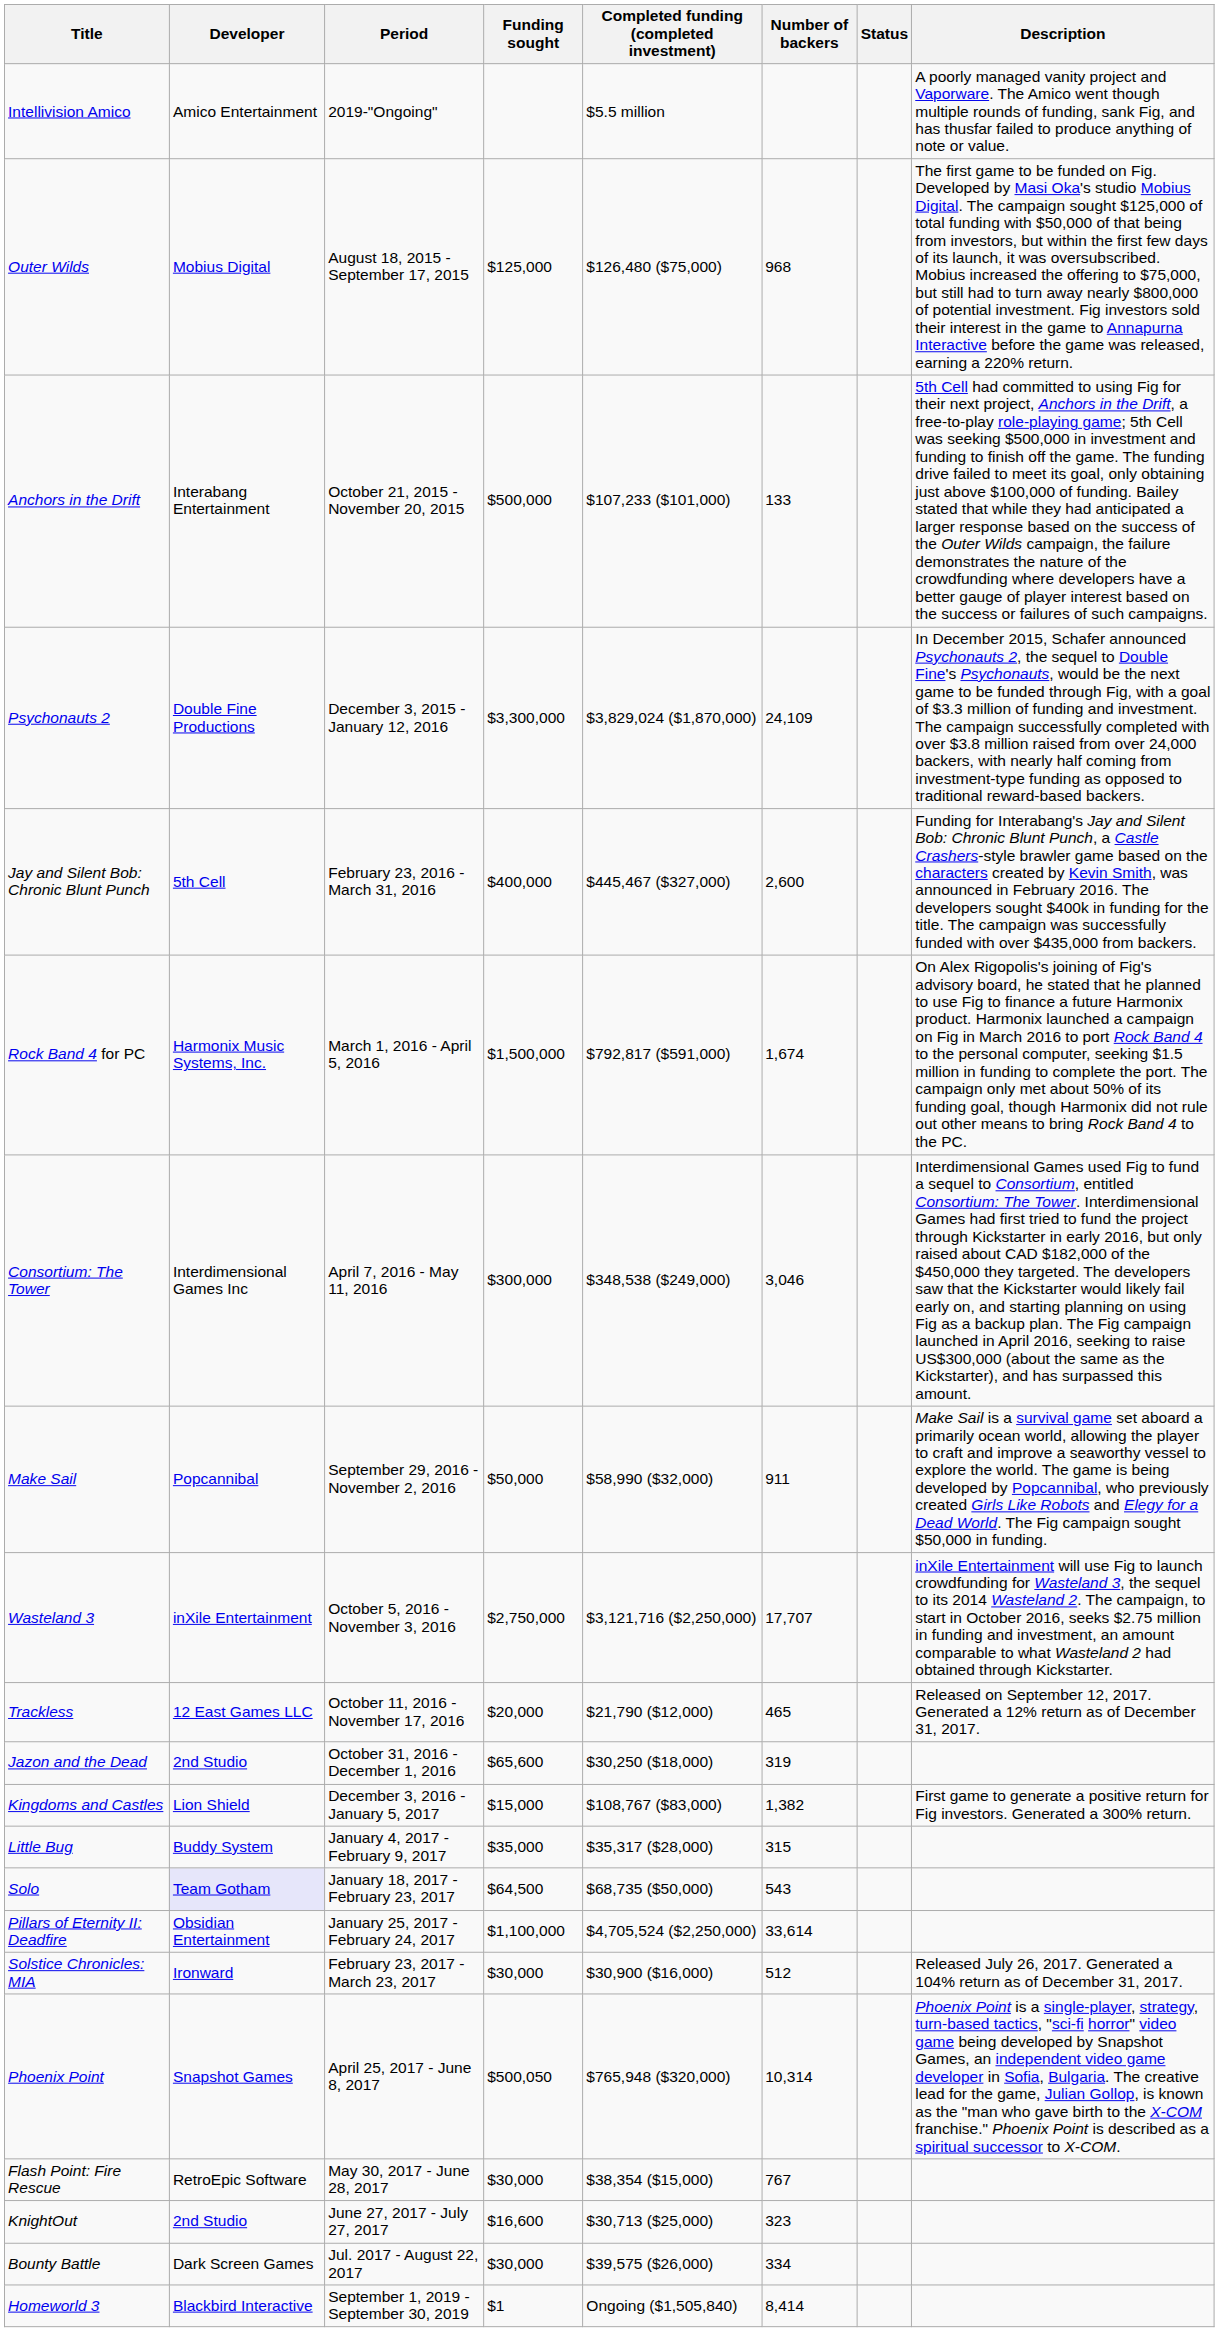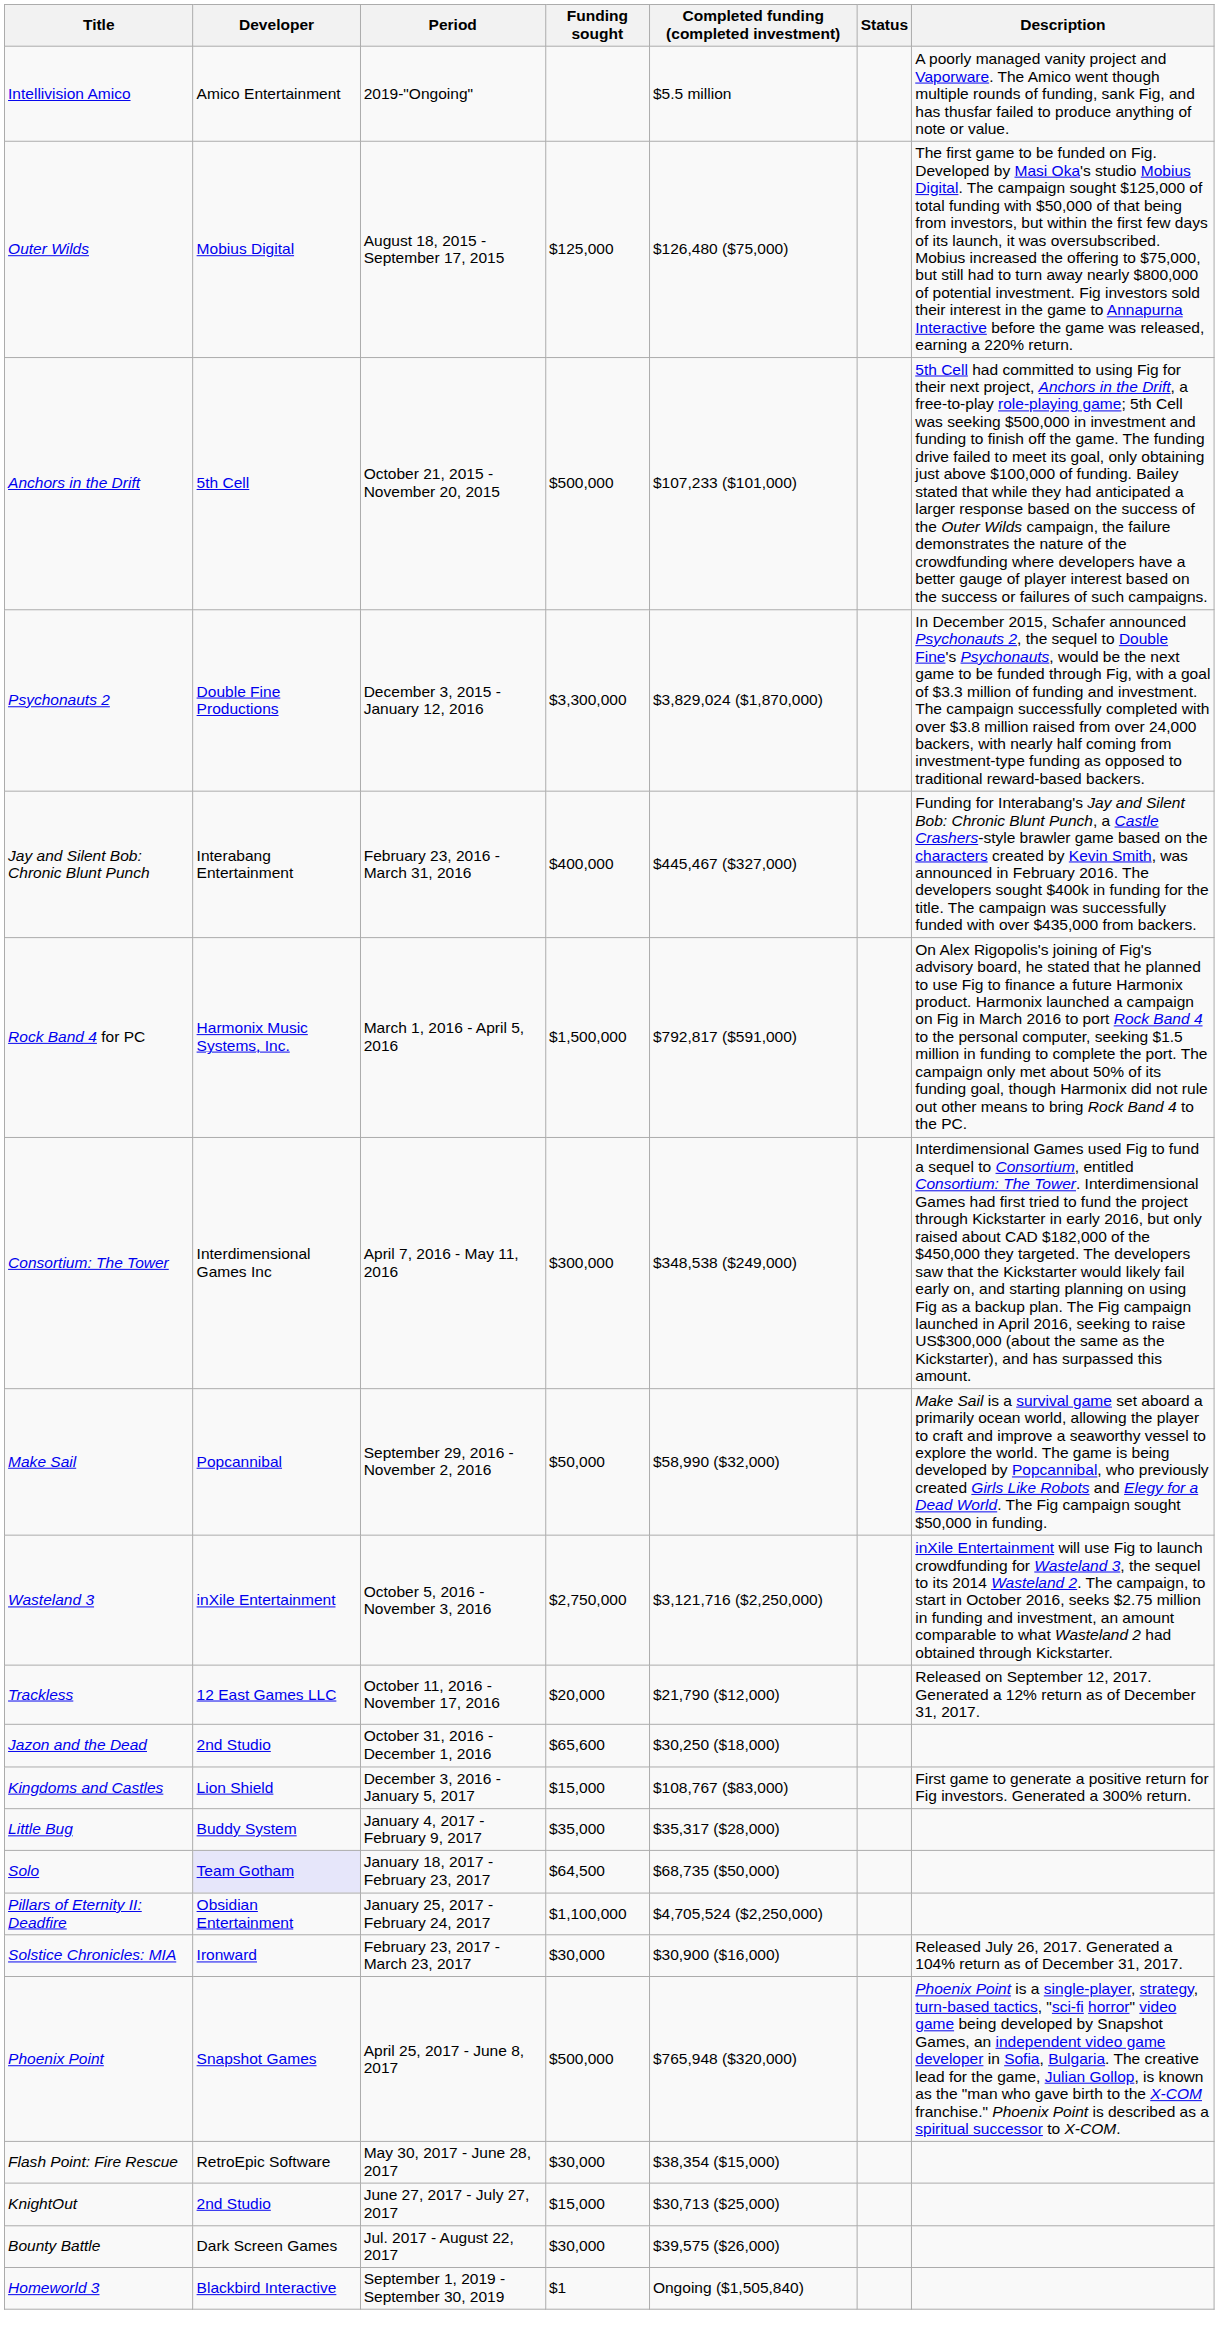- column: (809, 34)
(221, 500) Interabang Entertainment -> (223, 483) 5th Cell
(199, 881) 5th Cell -> (245, 864) Interabang Entertainment
(520, 2076) $500,050 -> (581, 2059) $500,000
(515, 2221) $16,600 -> (577, 2204) $15,000
